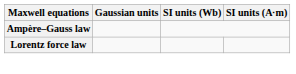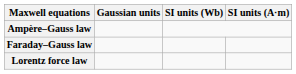+ row: (49, 45)
